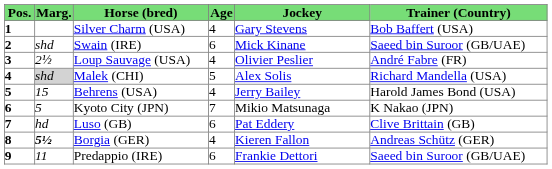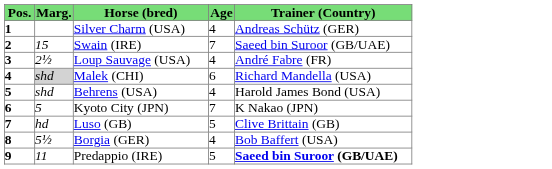- column: (302, 12)
(422, 28) Bob Baffert (USA) -> (297, 28) Andreas Schütz (GER)
(44, 44) shd -> (42, 44) 15
(212, 44) 6 -> (212, 44) 7
(212, 76) 5 -> (212, 76) 6
(42, 92) 15 -> (44, 92) shd
(212, 124) 6 -> (212, 124) 5
(43, 140) bold -> (43, 140) normal
(432, 140) Andreas Schütz (GER) -> (286, 140) Bob Baffert (USA)
(212, 156) 6 -> (212, 156) 5
(448, 156) normal -> (316, 156) bold
